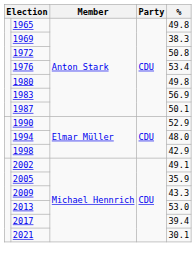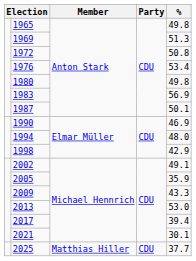(179, 39) 38.3 -> (179, 39) 51.3
(179, 123) 52.9 -> (179, 123) 46.9
+ row: (23, 249)
